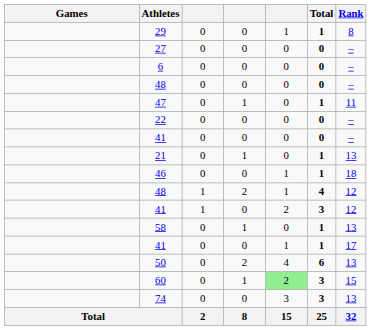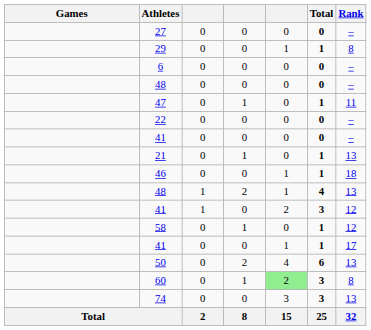rows swapped: (160, 49) <-> (160, 31)
(351, 191) 12 -> (351, 191) 13
(351, 227) 13 -> (351, 227) 12
(351, 280) 15 -> (351, 280) 8
